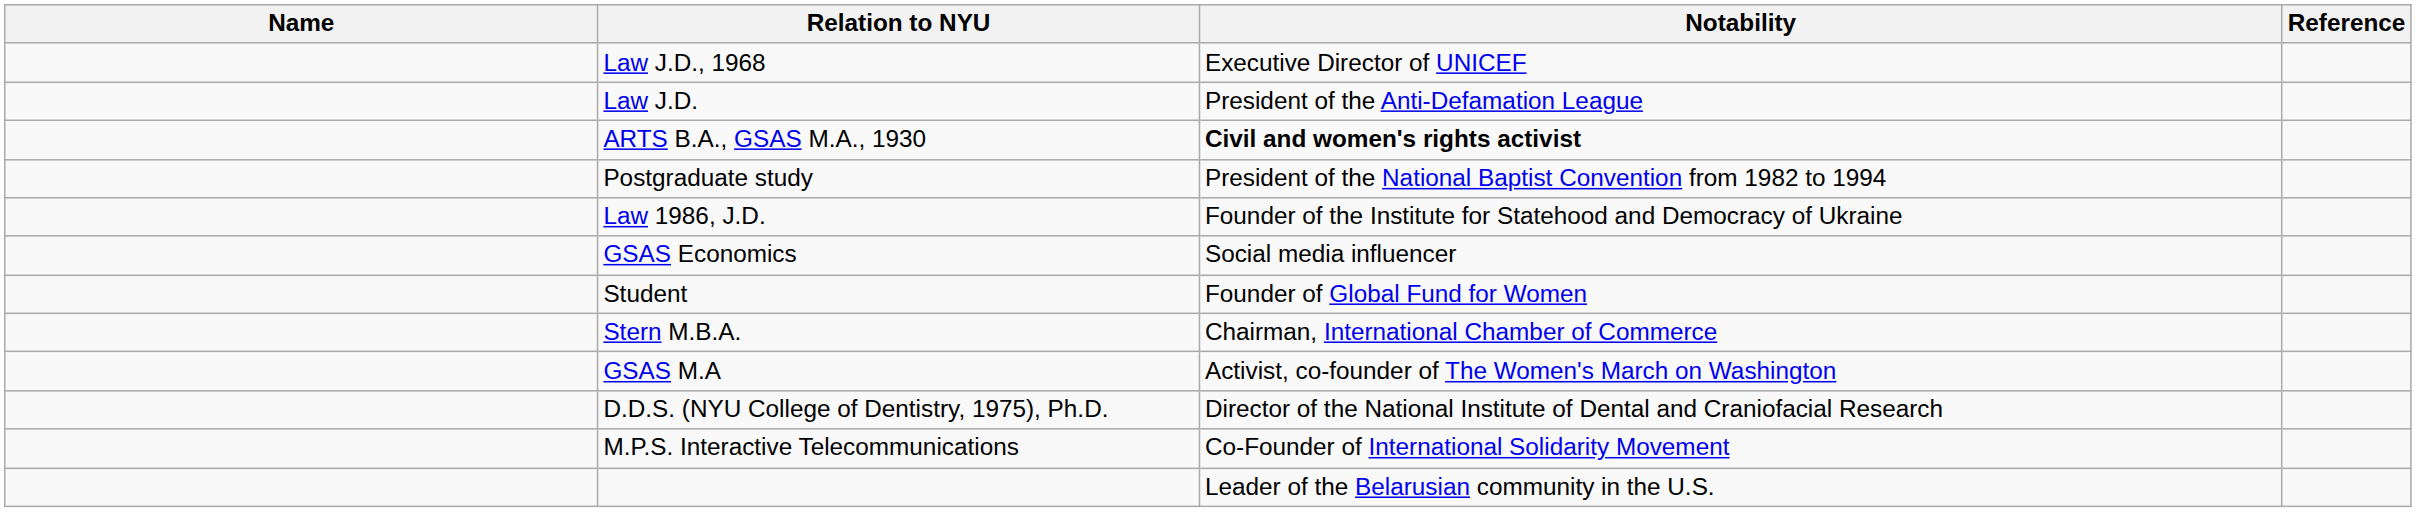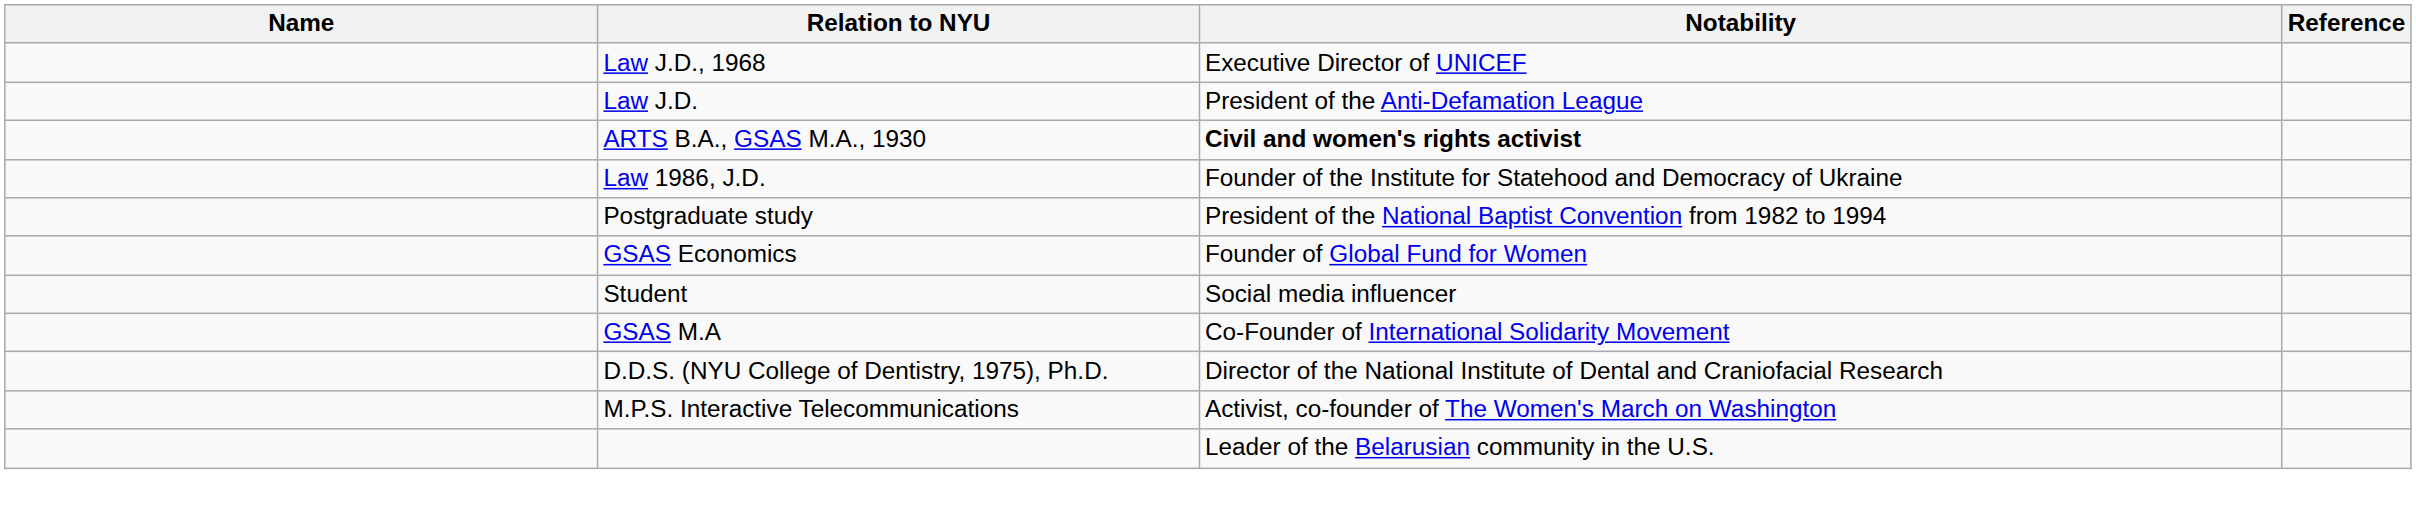rows swapped: (708, 178) <-> (685, 216)
(1331, 255) Social media influencer -> (1396, 255) Founder of Global Fund for Women
(1396, 293) Founder of Global Fund for Women -> (1331, 293) Social media influencer
- row: (672, 332)
(1521, 370) Activist, co-founder of The Women's March on Washington -> (1467, 332) Co-Founder of International Solidarity Movement
(1467, 448) Co-Founder of International Solidarity Movement -> (1521, 409) Activist, co-founder of The Women's March on Washington
